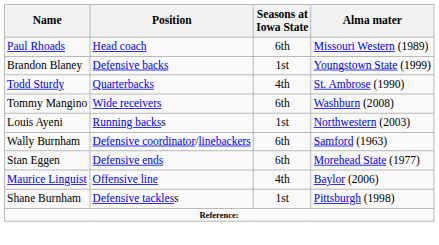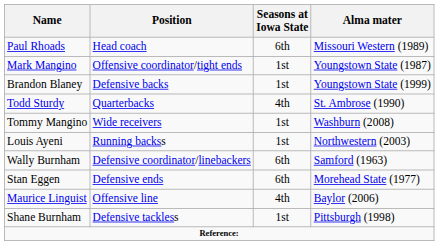+ row: (42, 65)
(282, 103) 6th -> (282, 122) 1st
